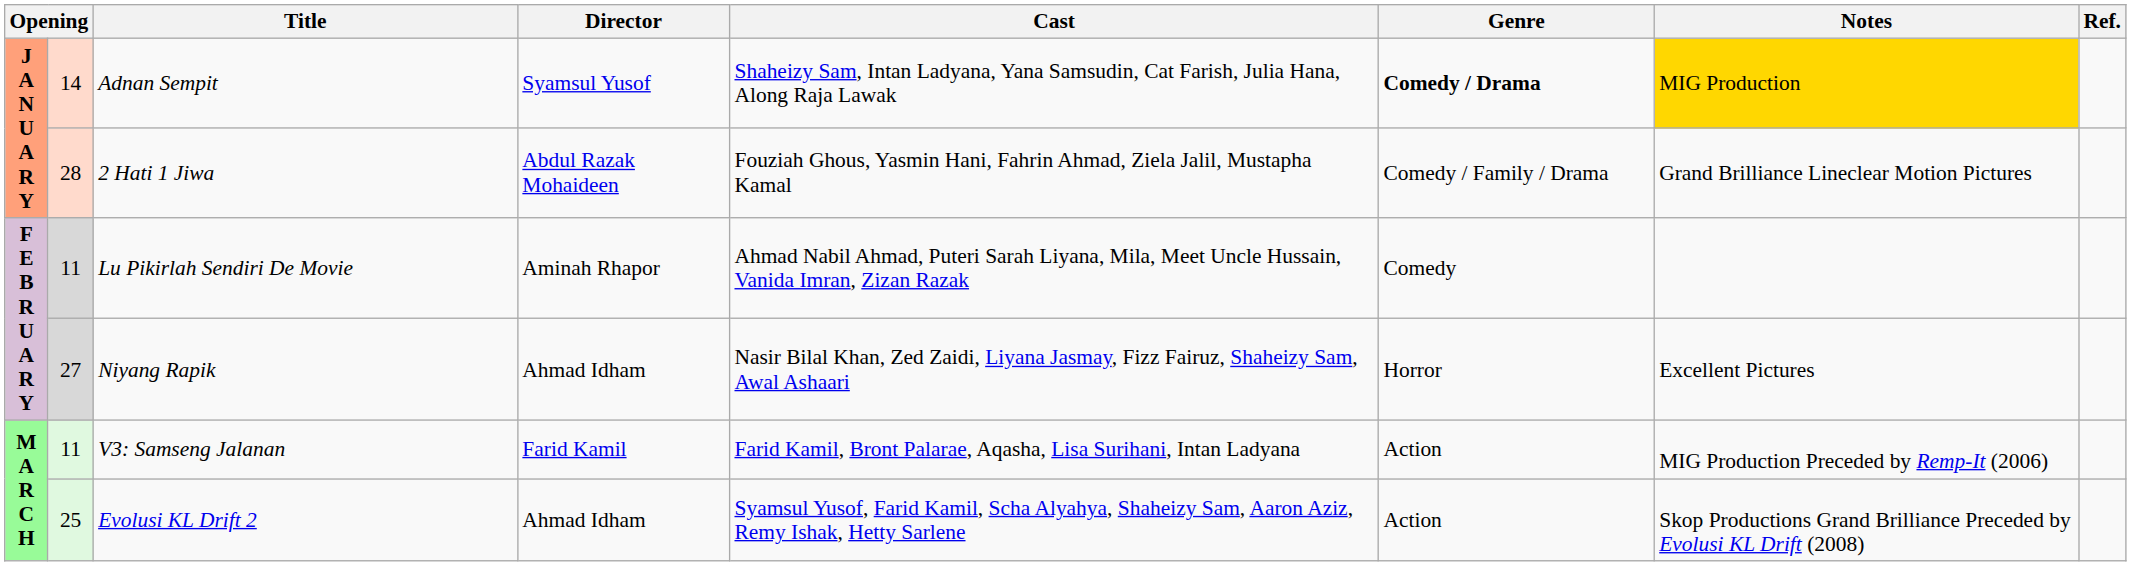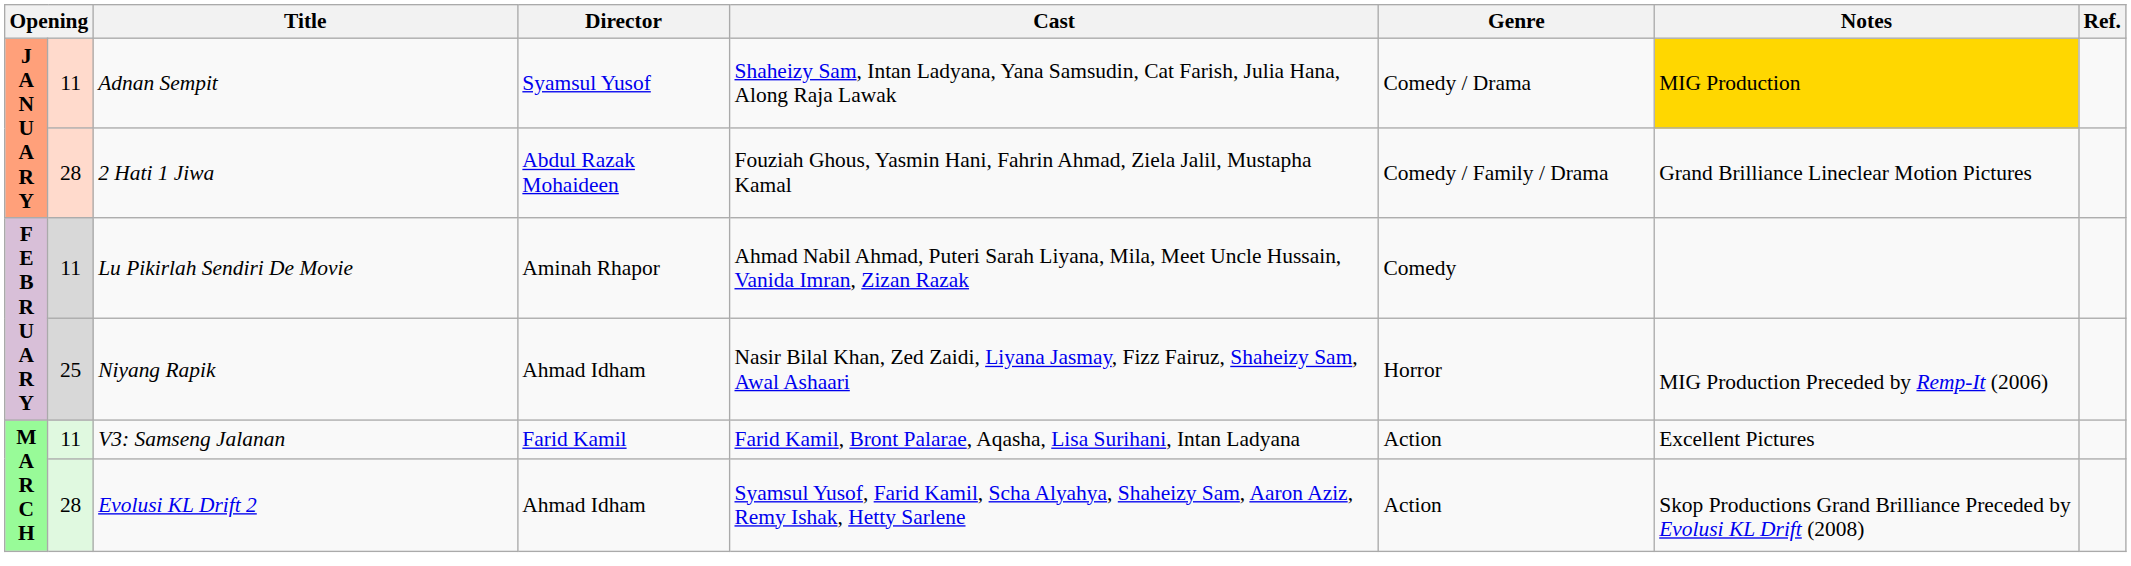(71, 83) 14 -> (71, 83) 11
(1462, 83) bold -> (1457, 83) normal
(71, 369) 27 -> (71, 369) 25
(1737, 369) Excellent Pictures -> (1854, 381) MIG Production Preceded by Remp-It (2006)
(1854, 461) MIG Production Preceded by Remp-It (2006) -> (1737, 439) Excellent Pictures
(71, 519) 25 -> (71, 504) 28
